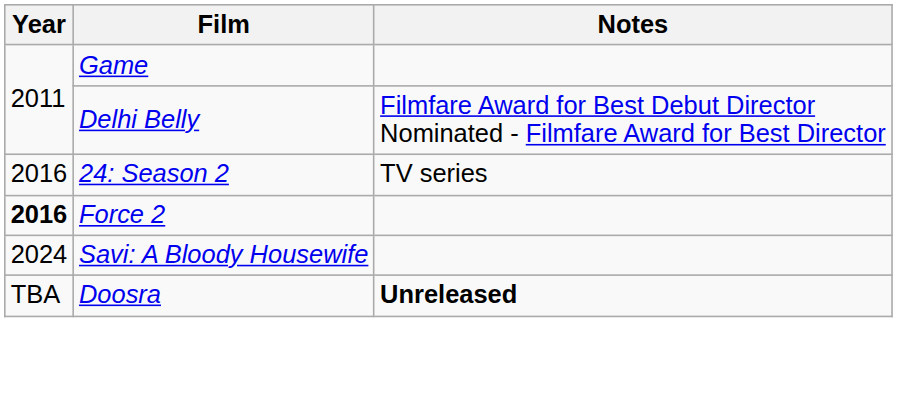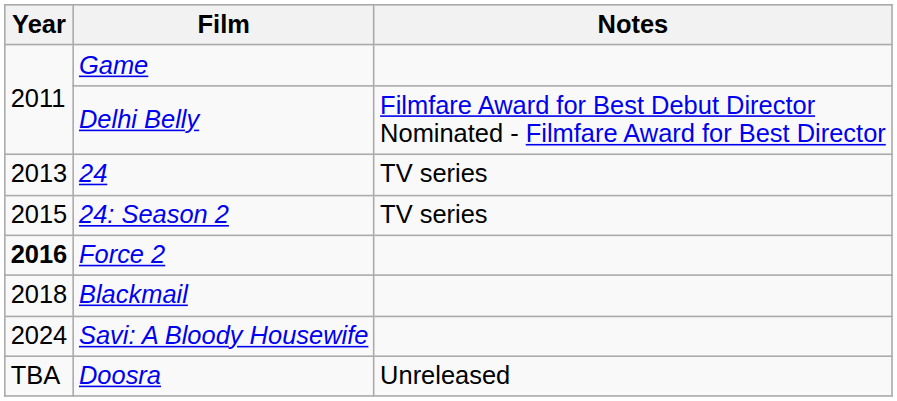+ row: (93, 174)
(39, 174) 2016 -> (39, 214) 2015
+ row: (133, 295)
(449, 295) bold -> (445, 376) normal
